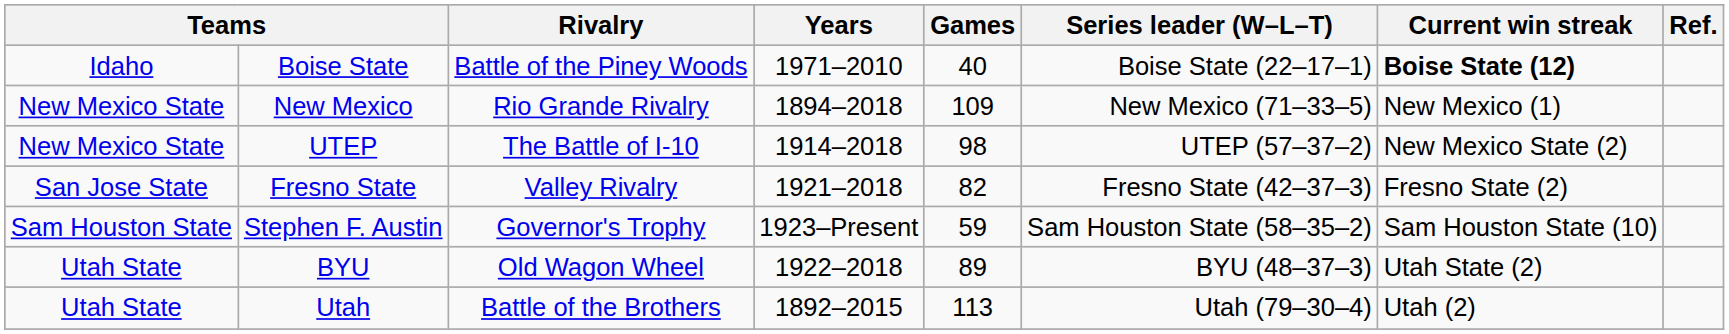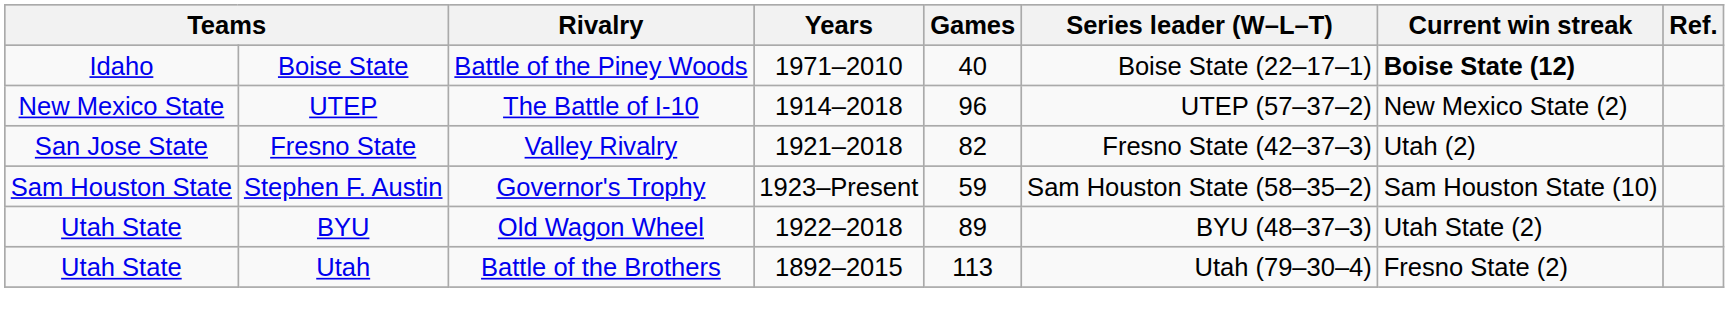- row: (343, 106)
(973, 147) 98 -> (973, 106) 96
(1476, 187) Fresno State (2) -> (1430, 147) Utah (2)
(1430, 308) Utah (2) -> (1476, 268) Fresno State (2)
